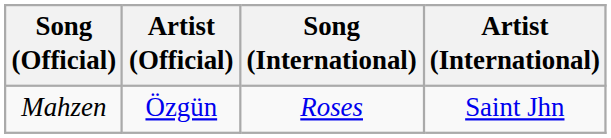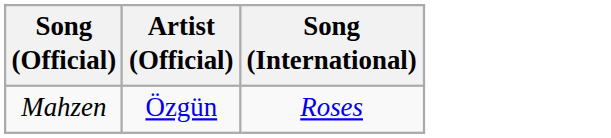- column: (515, 44)
